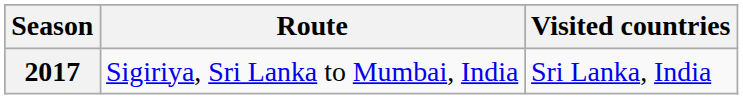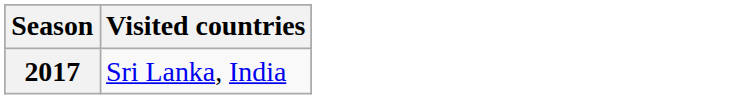- column: (312, 26)
